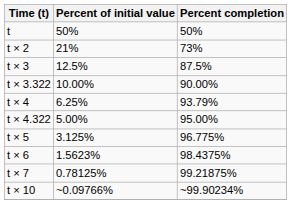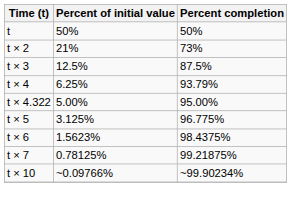- row: (29, 84)
